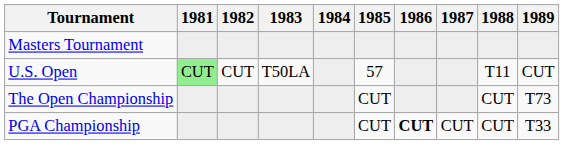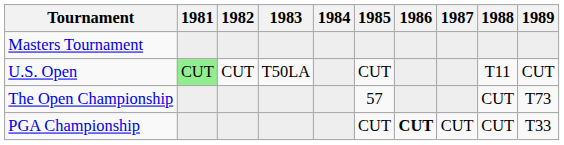(375, 72) 57 -> (375, 72) CUT
(375, 99) CUT -> (375, 99) 57
